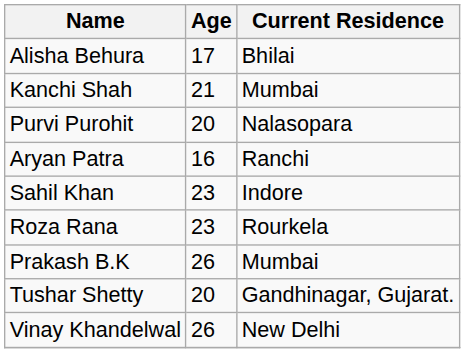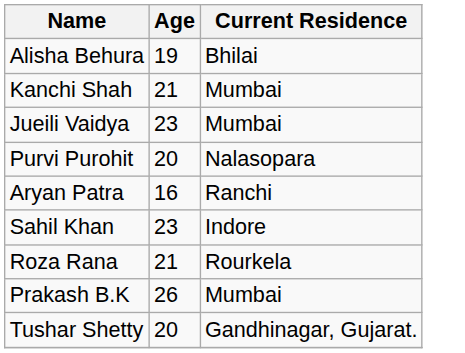(203, 55) 17 -> (166, 55) 19
+ row: (69, 124)
(203, 227) 23 -> (166, 261) 21
- row: (95, 329)
